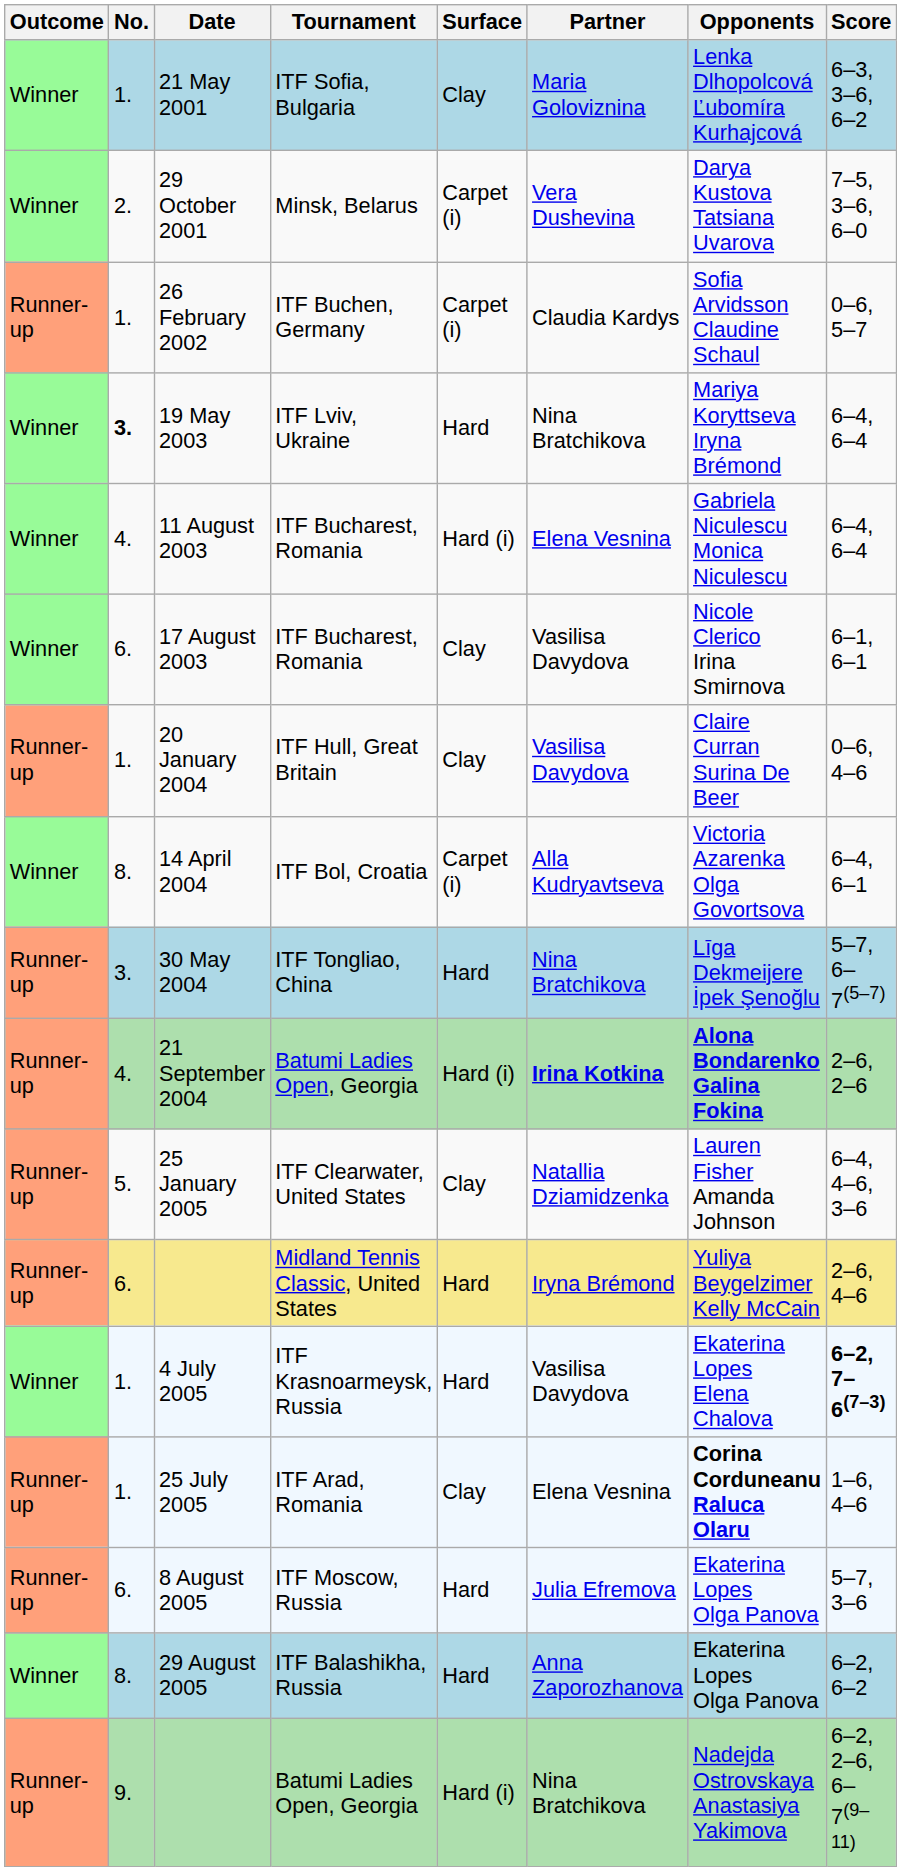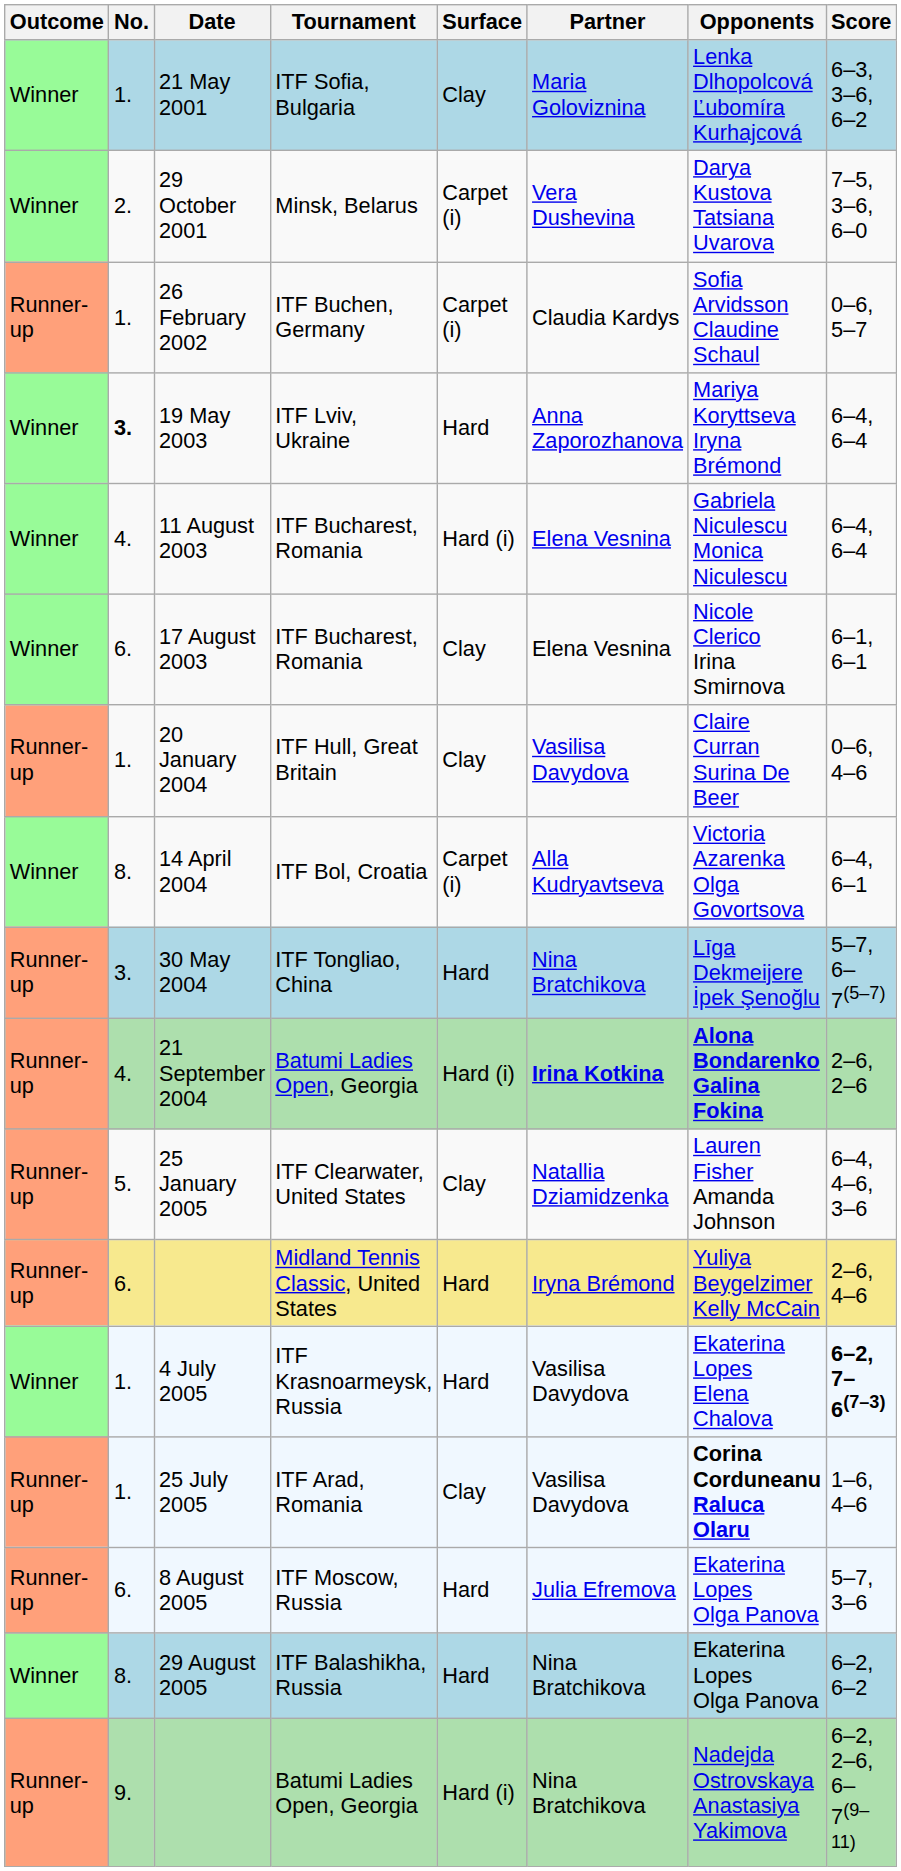(589, 427) Nina Bratchikova -> (608, 427) Anna Zaporozhanova
(580, 649) Vasilisa Davydova -> (602, 649) Elena Vesnina
(602, 1491) Elena Vesnina -> (580, 1491) Vasilisa Davydova
(608, 1675) Anna Zaporozhanova -> (589, 1675) Nina Bratchikova
